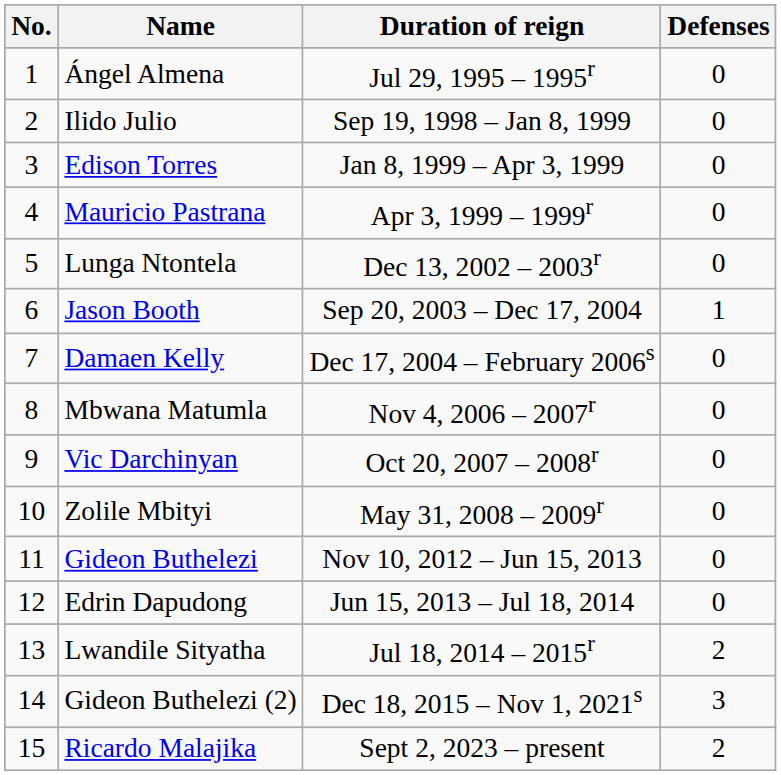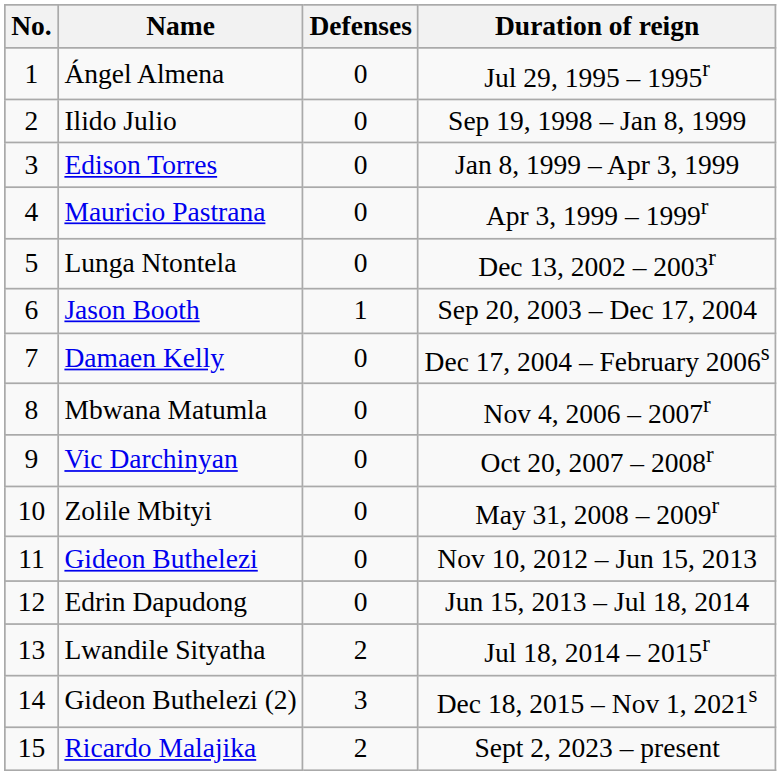columns swapped: (482, 26) <-> (719, 26)
